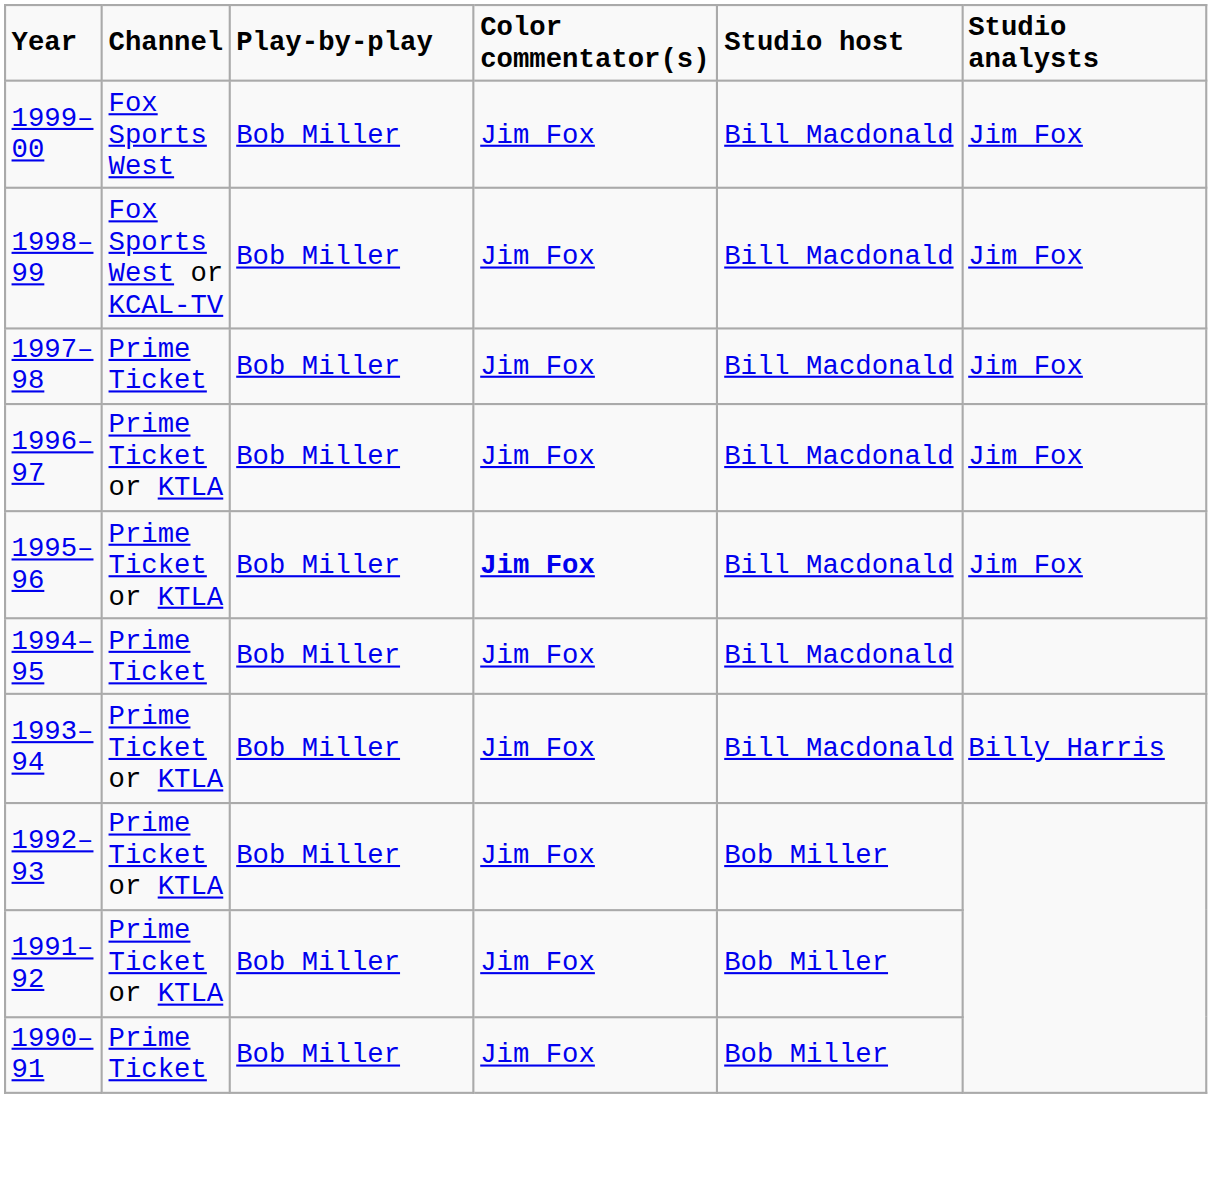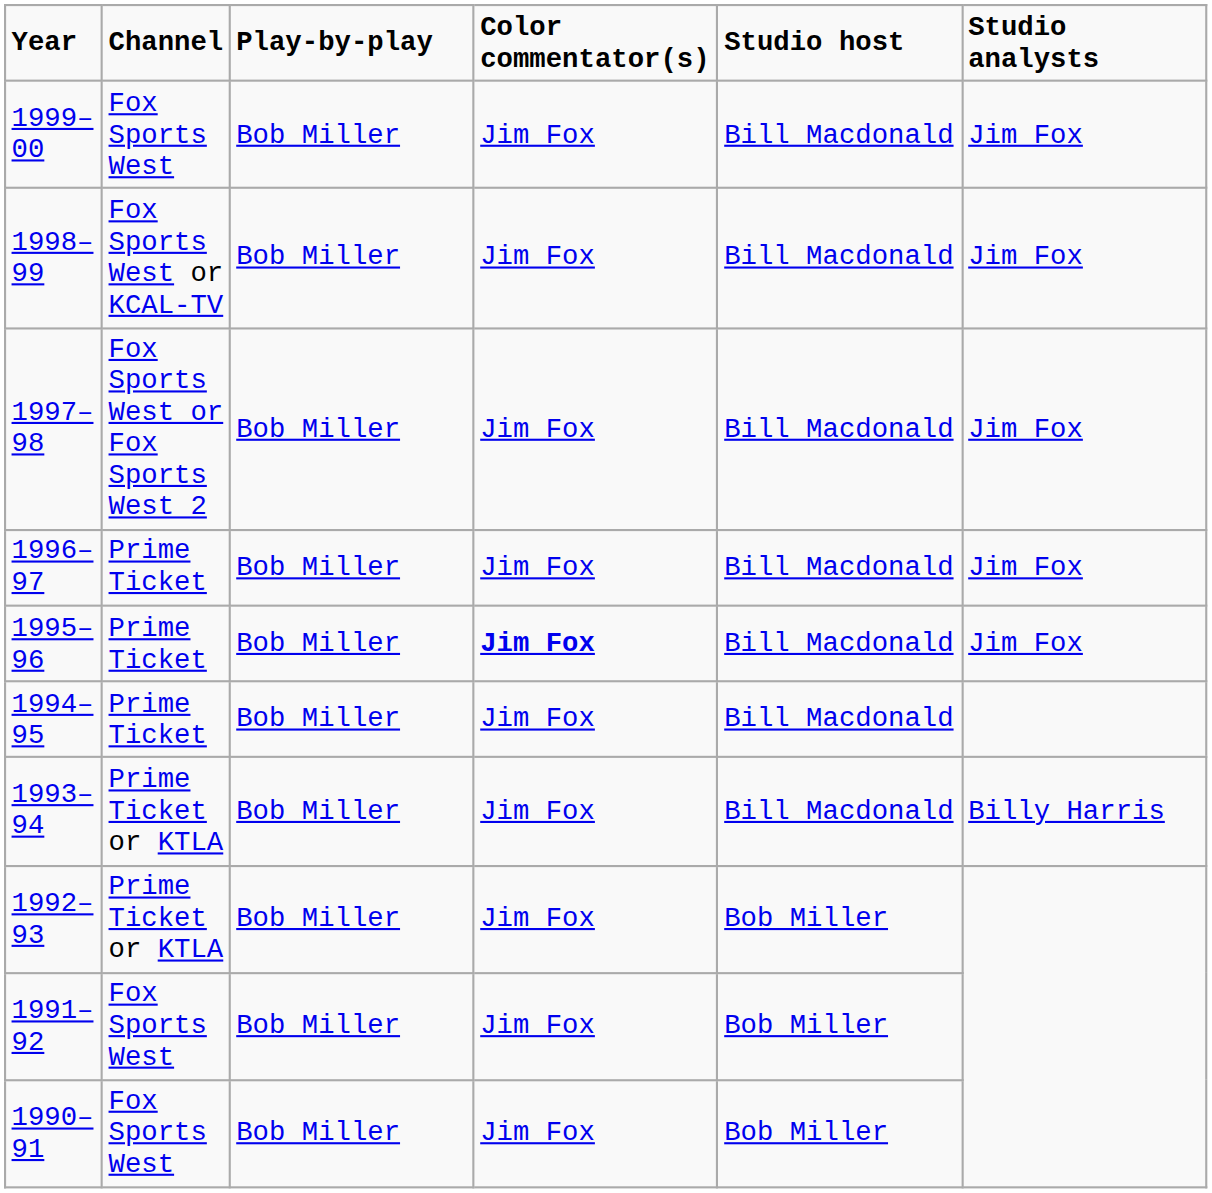(158, 366) Prime Ticket -> (166, 429) Fox Sports West or Fox Sports West 2
(166, 457) Prime Ticket or KTLA -> (158, 568) Prime Ticket
(166, 565) Prime Ticket or KTLA -> (158, 644) Prime Ticket
(166, 963) Prime Ticket or KTLA -> (158, 1026) Fox Sports West
(158, 1055) Prime Ticket -> (158, 1134) Fox Sports West
